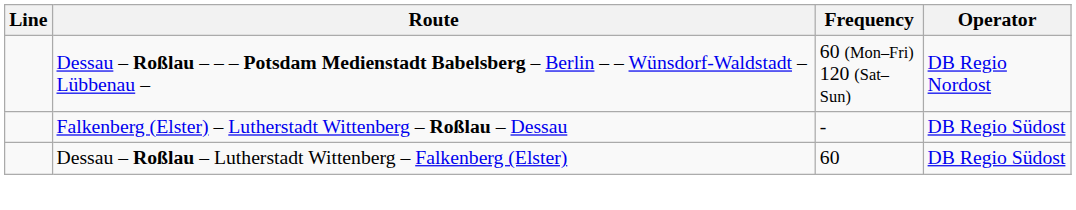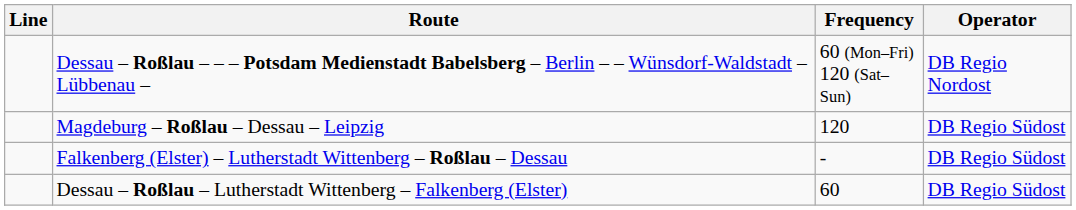+ row: (220, 126)
